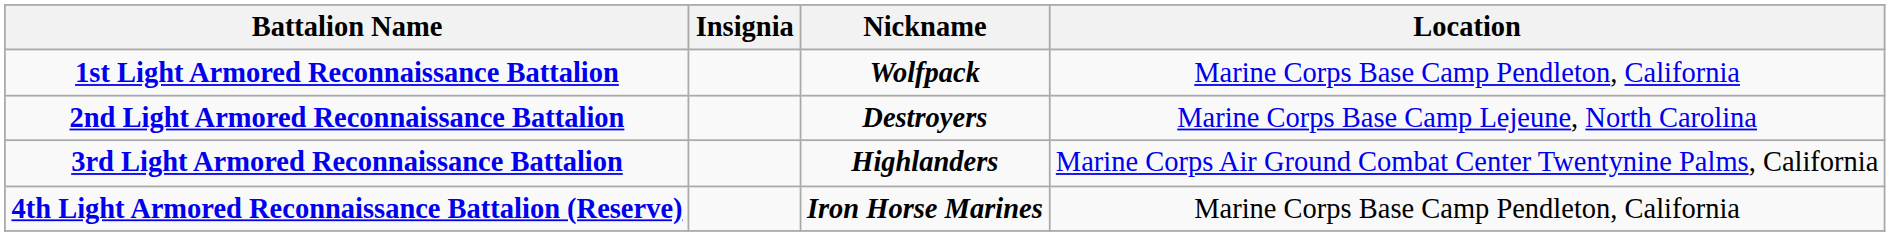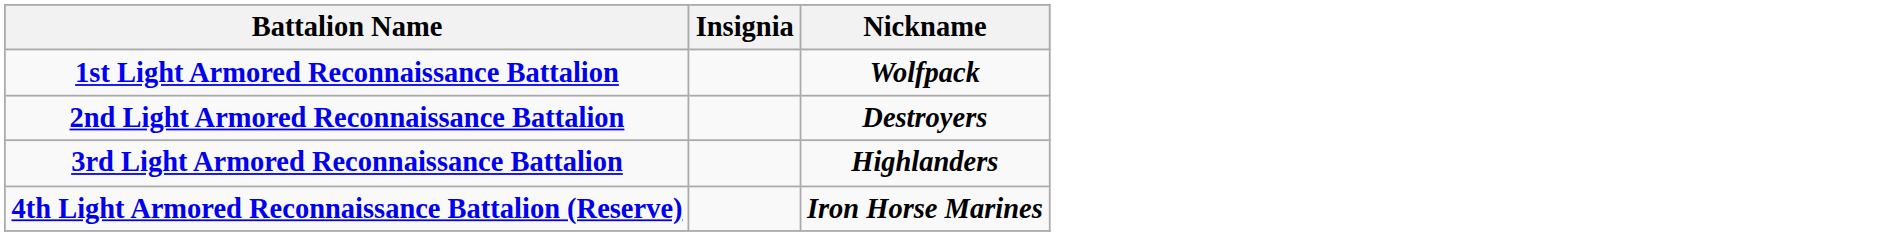- column: (1467, 27)
